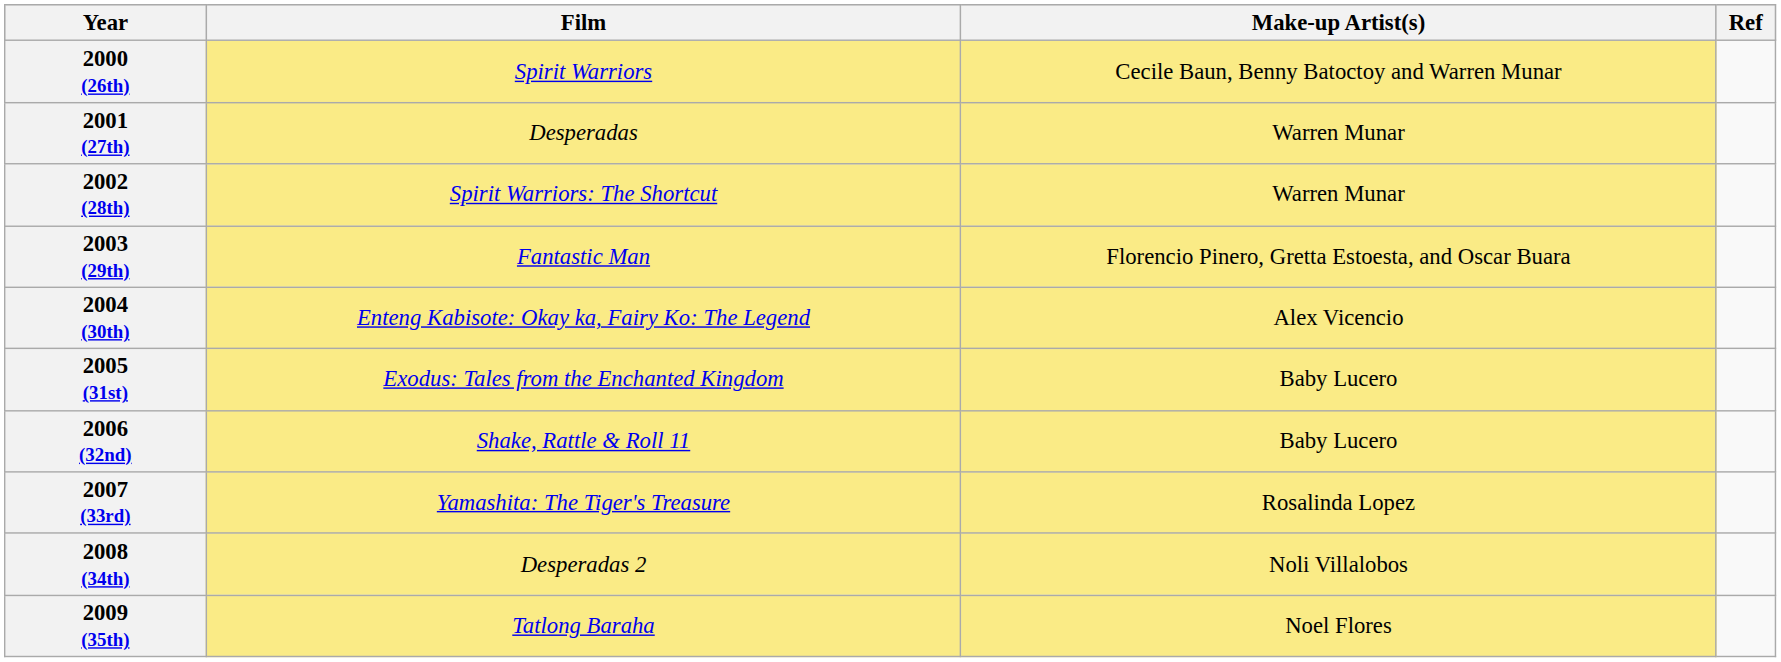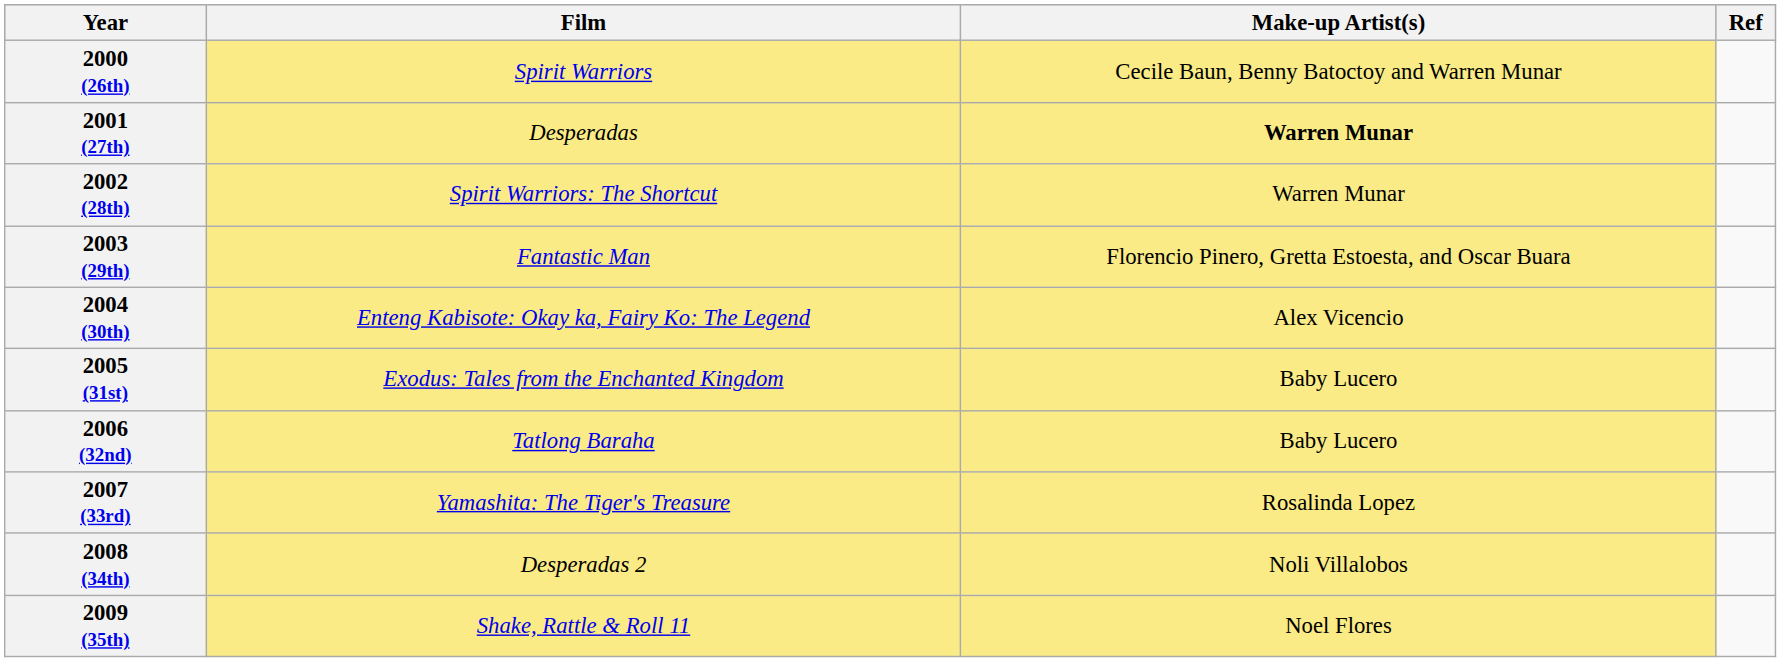(1338, 132) normal -> (1338, 132) bold
(583, 440) Shake, Rattle & Roll 11 -> (584, 440) Tatlong Baraha
(584, 625) Tatlong Baraha -> (583, 625) Shake, Rattle & Roll 11
